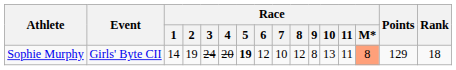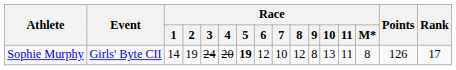(367, 55) lightsalmon background -> (367, 55) no background
(398, 55) 129 -> (398, 55) 126
(435, 55) 18 -> (435, 55) 17
